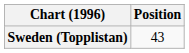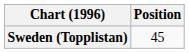(158, 37) 43 -> (158, 37) 45
